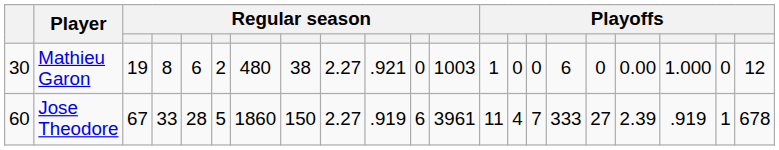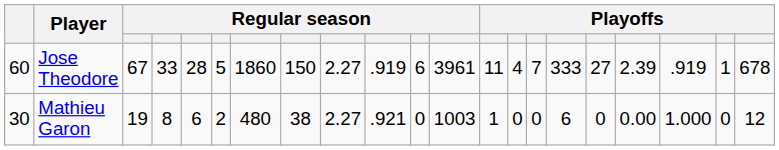rows swapped: (78, 118) <-> (72, 68)
